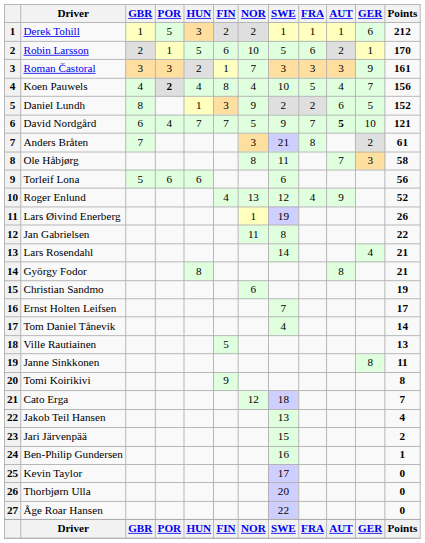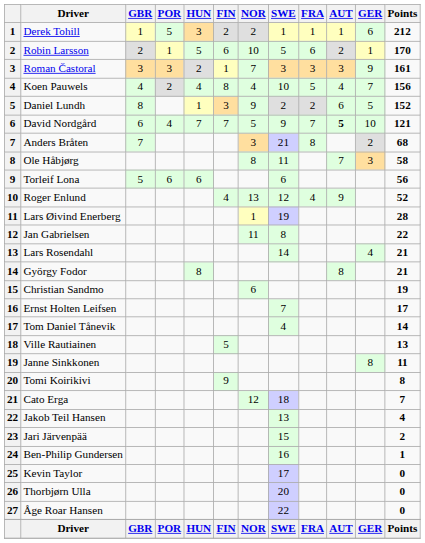(169, 86) bold -> (169, 86) normal
(402, 142) 61 -> (402, 142) 68
(402, 215) 26 -> (402, 215) 28
